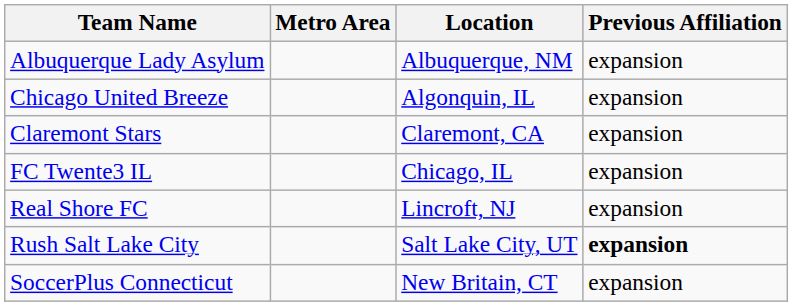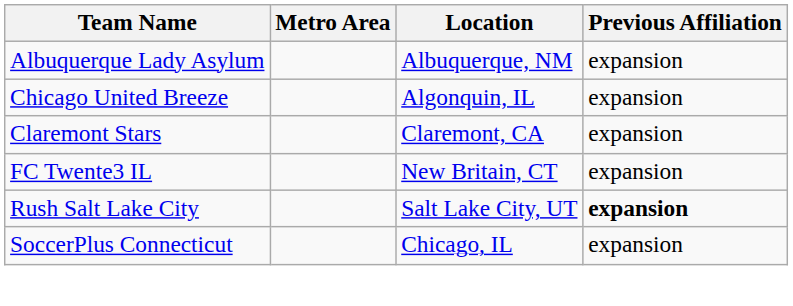(457, 171) Chicago, IL -> (479, 171) New Britain, CT
- row: (79, 208)
(479, 282) New Britain, CT -> (457, 245) Chicago, IL
